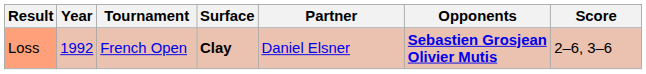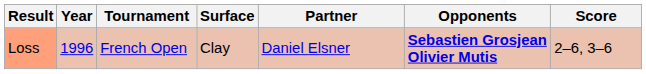(77, 48) 1992 -> (77, 48) 1996
(216, 48) bold -> (215, 48) normal
